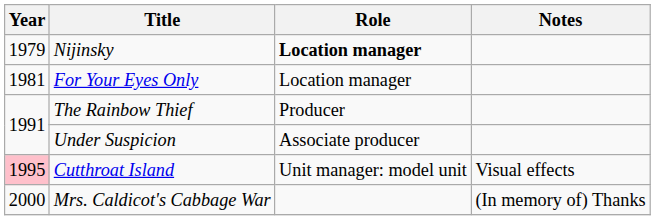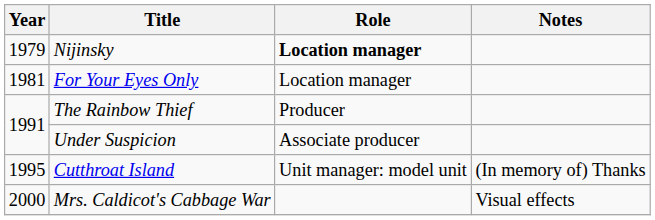(27, 170) pink background -> (27, 170) no background
(525, 170) Visual effects -> (560, 170) (In memory of) Thanks
(560, 200) (In memory of) Thanks -> (525, 200) Visual effects
